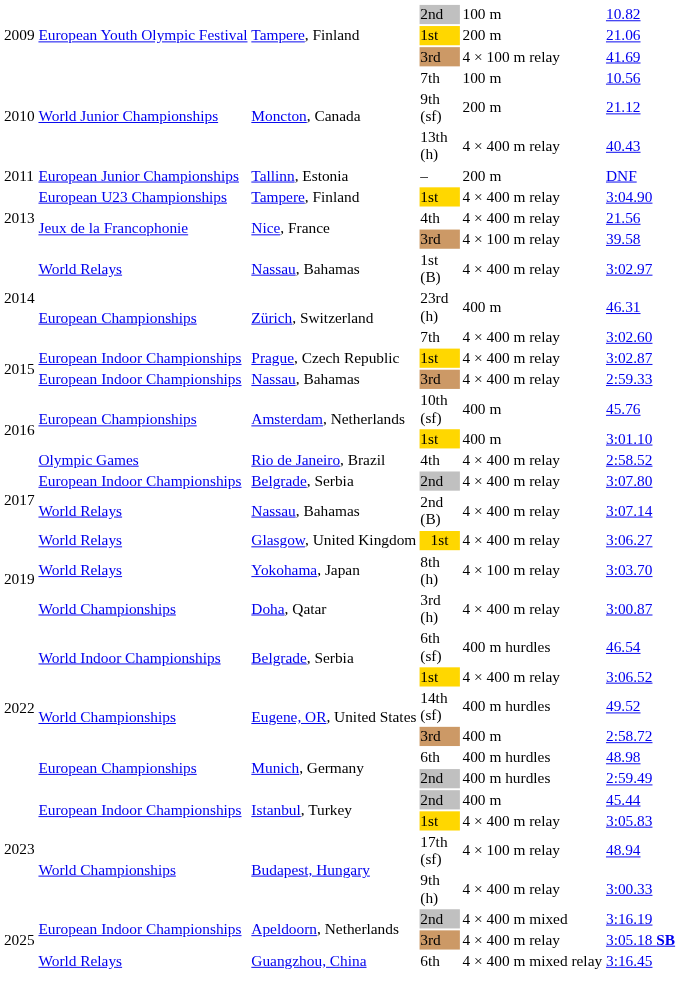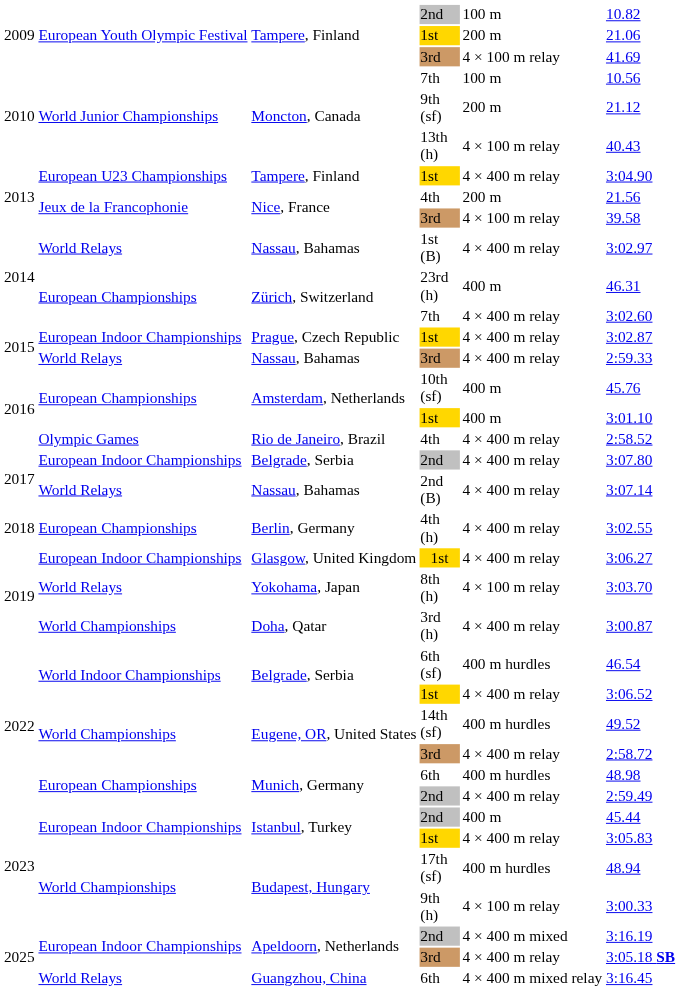(511, 146) 4 × 400 m relay -> (511, 146) 4 × 100 m relay
- row: (300, 175)
(511, 218) 4 × 400 m relay -> (482, 196) 200 m
(140, 379) European Indoor Championships -> (80, 358) World Relays
+ row: (303, 528)
(80, 540) World Relays -> (140, 557) European Indoor Championships
(482, 736) 400 m -> (511, 753) 4 × 400 m relay
(506, 778) 400 m hurdles -> (511, 795) 4 × 400 m relay
(511, 850) 4 × 100 m relay -> (506, 867) 400 m hurdles
(511, 889) 4 × 400 m relay -> (511, 906) 4 × 100 m relay
